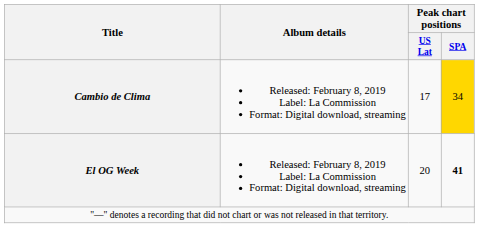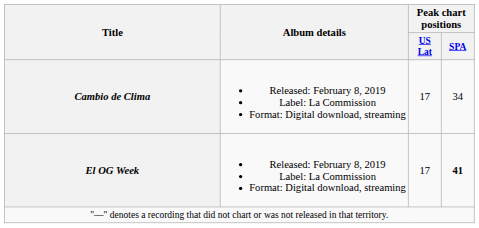(458, 96) gold background -> (458, 96) no background
(425, 170) 20 -> (425, 170) 17
